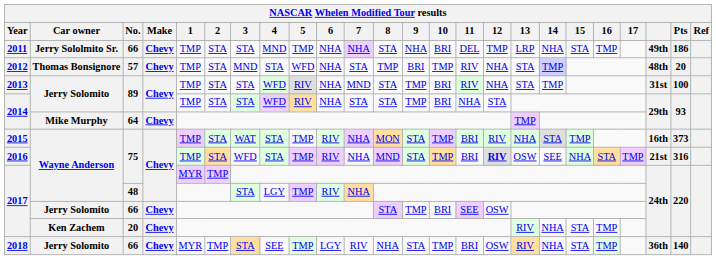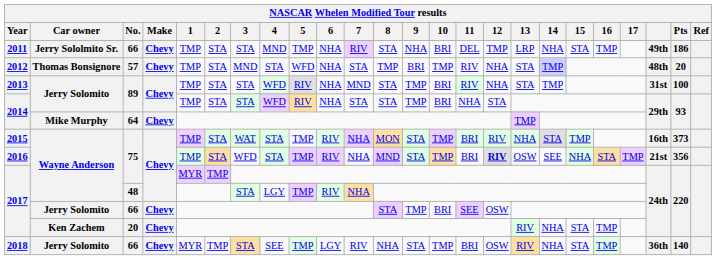(359, 49) NHA -> (359, 49) RIV
(681, 156) 316 -> (681, 156) 356
